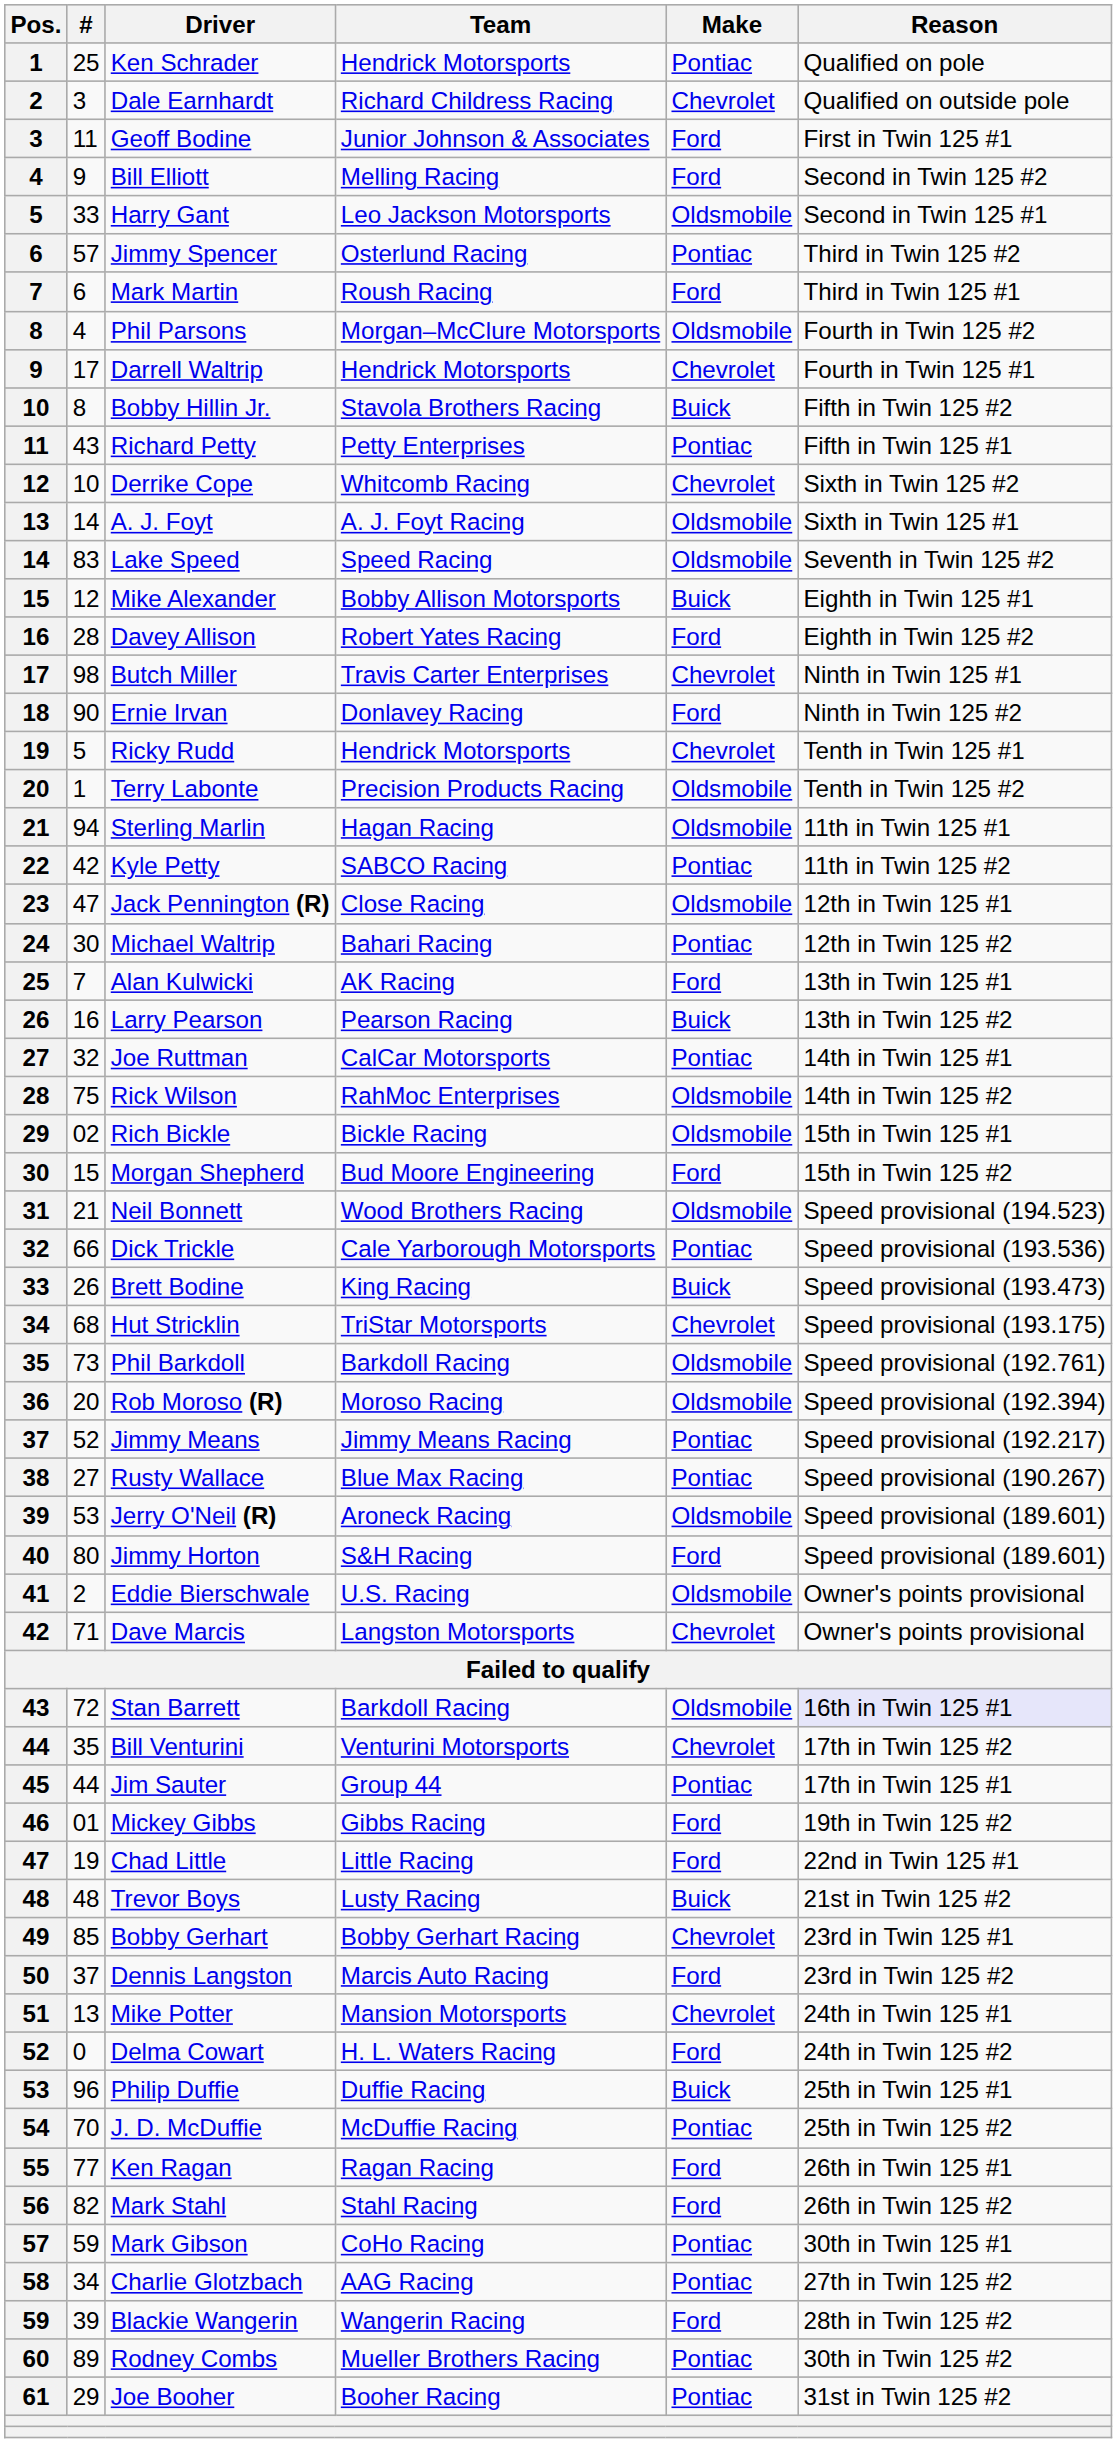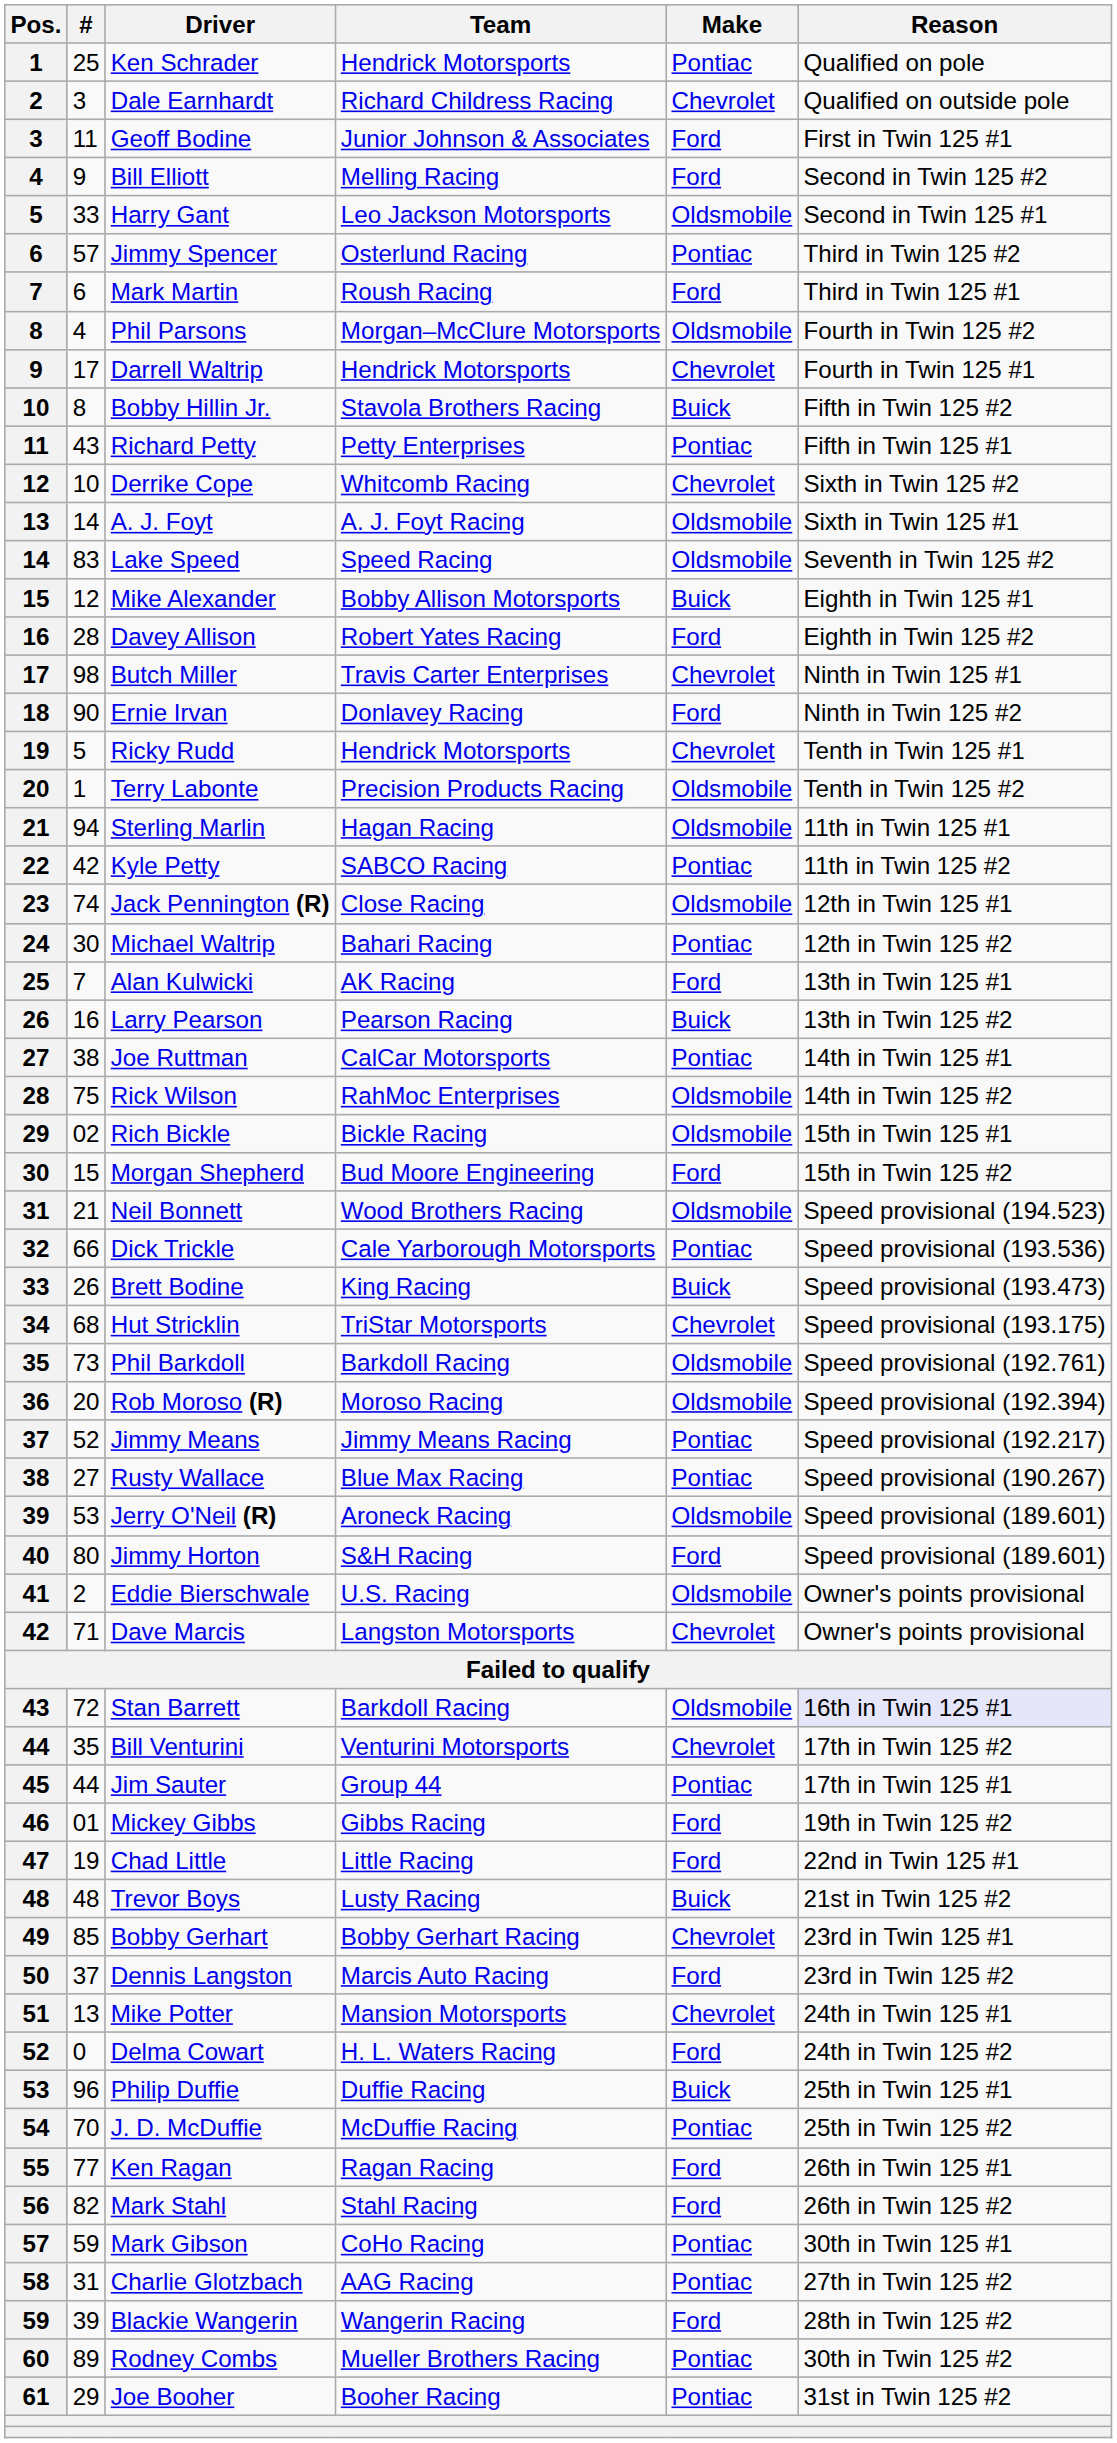(86, 904) 47 -> (86, 904) 74
(86, 1057) 32 -> (86, 1057) 38
(86, 2281) 34 -> (86, 2281) 31
